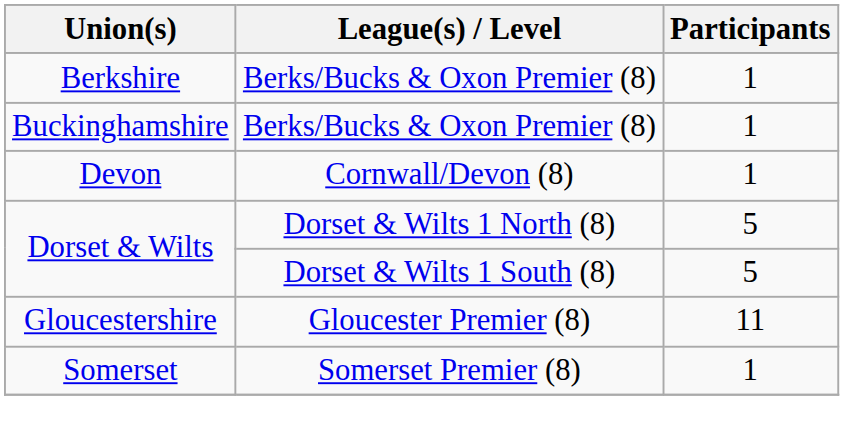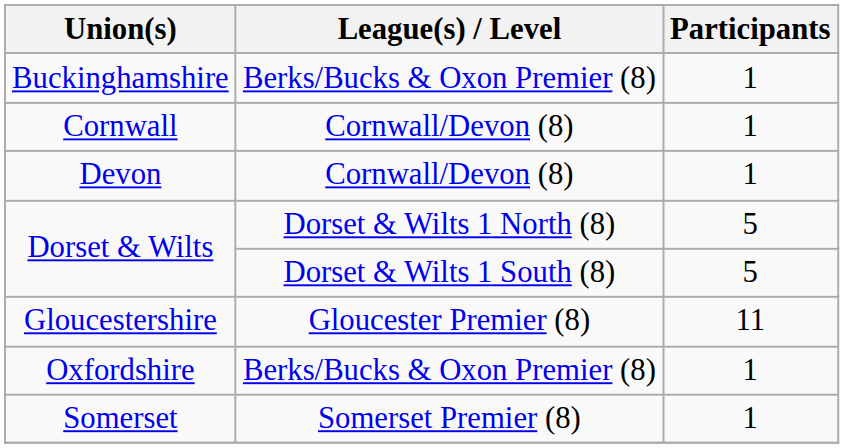- row: (120, 77)
+ row: (120, 126)
+ row: (120, 369)
